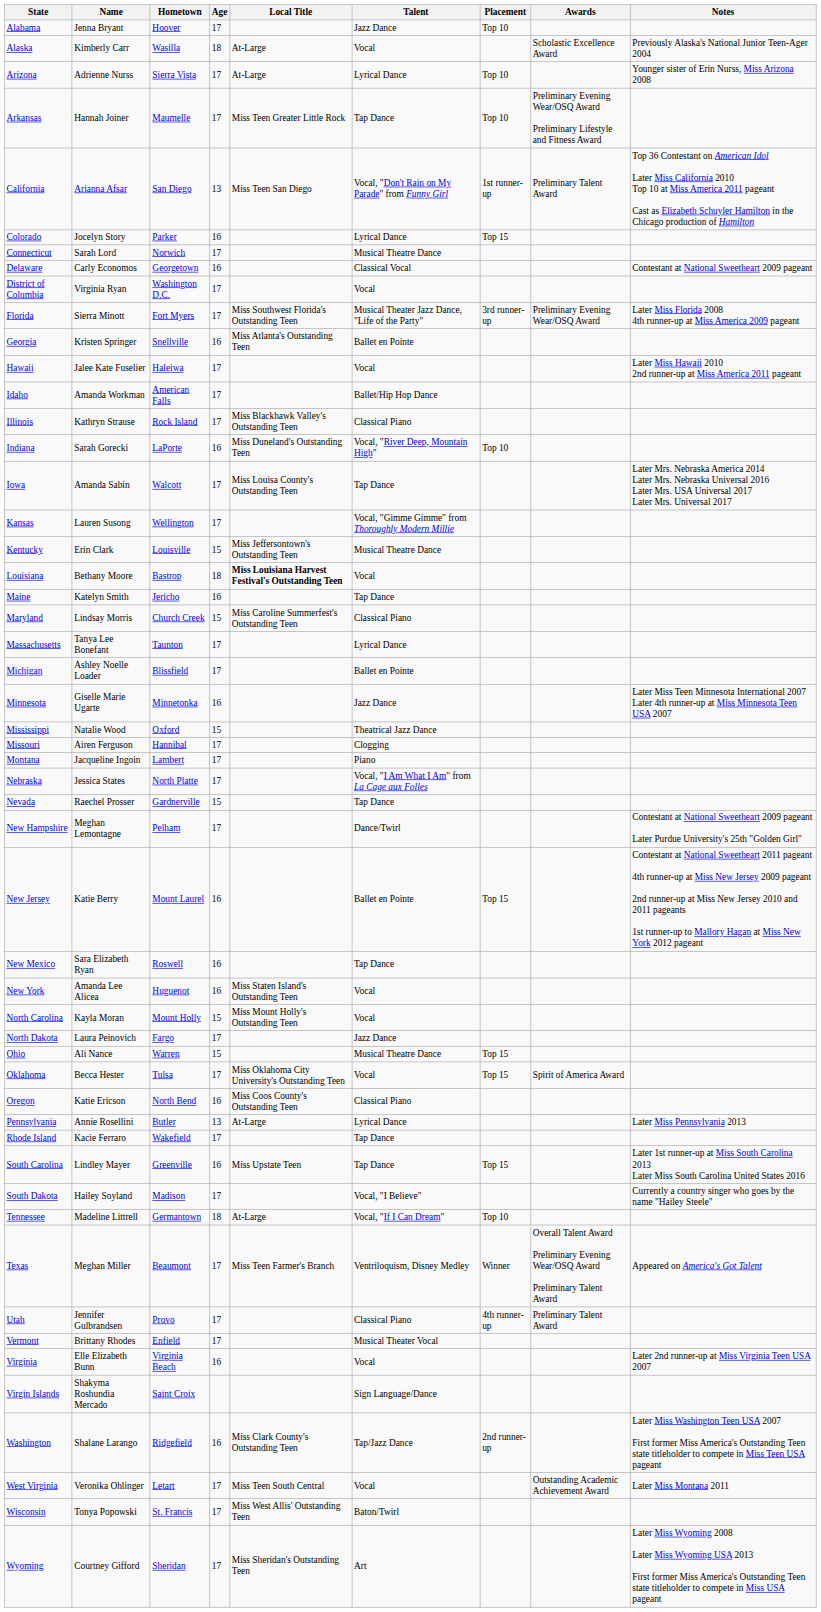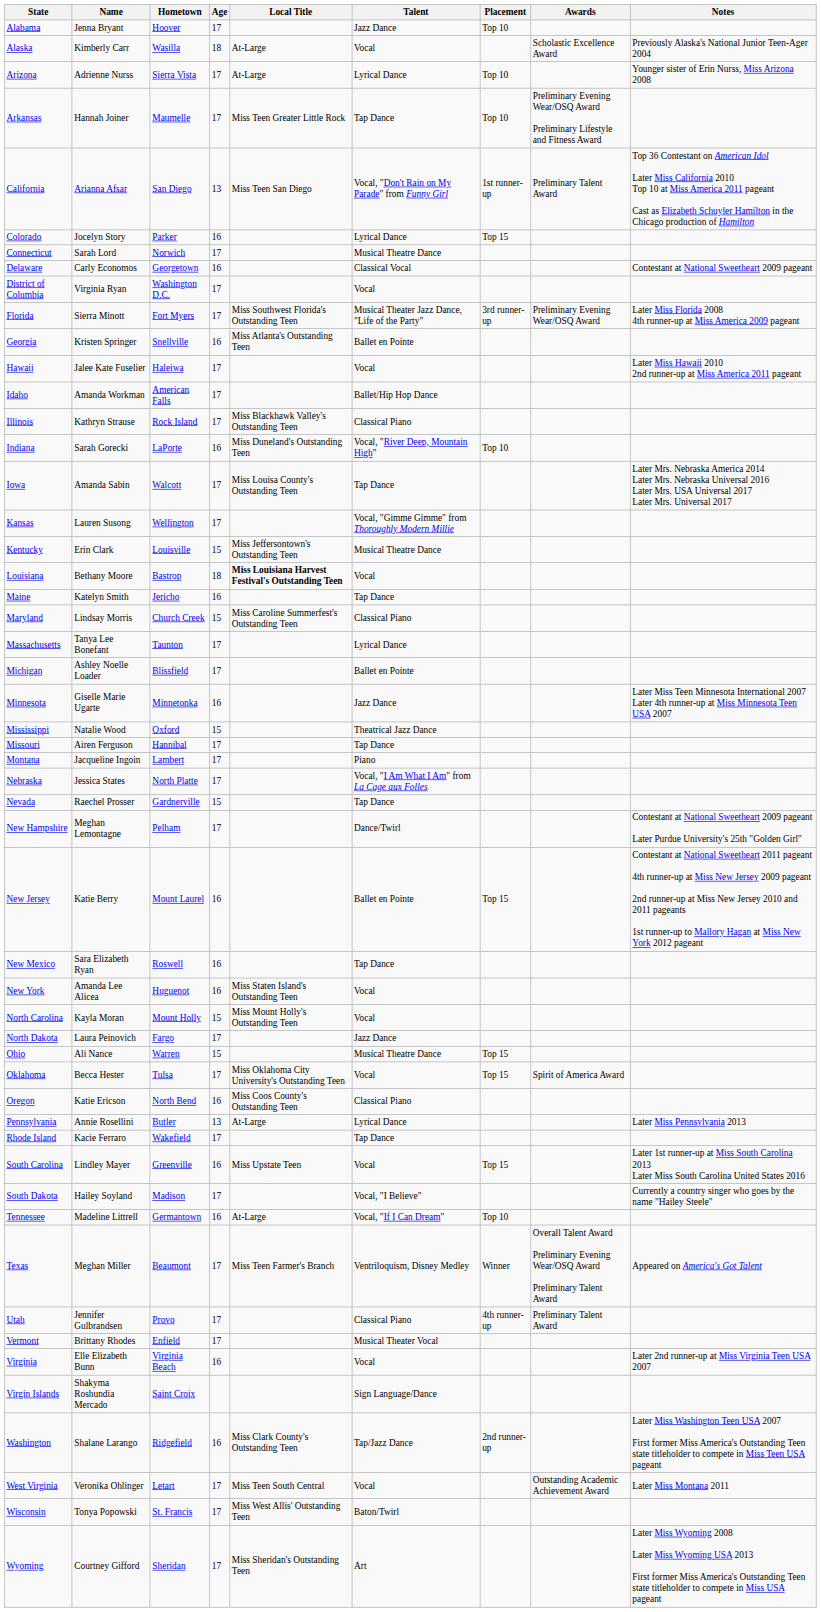(371, 745) Clogging -> (374, 745) Tap Dance
(374, 1164) Tap Dance -> (365, 1164) Vocal
(217, 1217) 18 -> (217, 1217) 16
